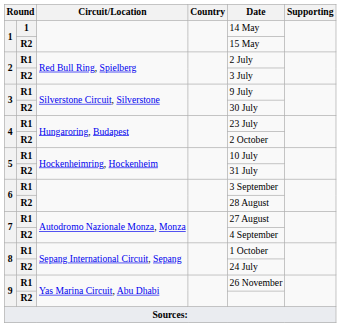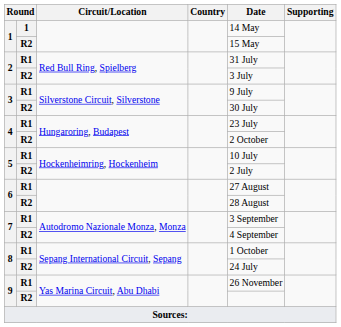(241, 60) 2 July -> (244, 60) 31 July
(244, 171) 31 July -> (241, 171) 2 July
(254, 187) 3 September -> (249, 187) 27 August
(249, 219) 27 August -> (254, 219) 3 September
